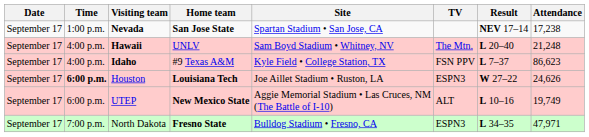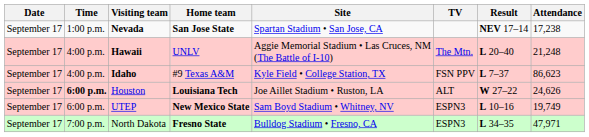(324, 46) Sam Boyd Stadium • Whitney, NV -> (343, 51) Aggie Memorial Stadium • Las Cruces, NM (The Battle of I-10)
(450, 79) ESPN3 -> (445, 91) ALT
(343, 101) Aggie Memorial Stadium • Las Cruces, NM (The Battle of I-10) -> (324, 107) Sam Boyd Stadium • Whitney, NV
(445, 101) ALT -> (450, 107) ESPN3
